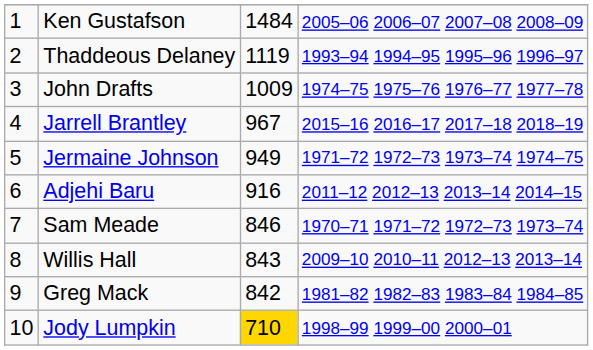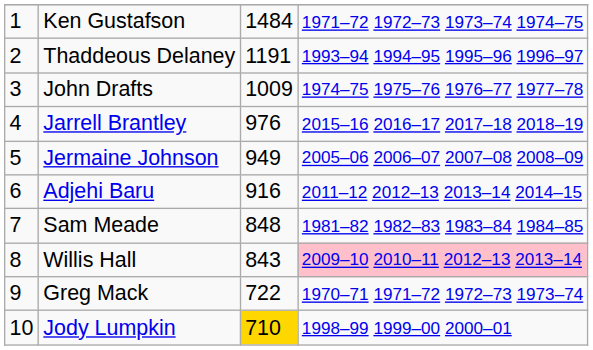(443, 22) 2005–06 2006–07 2007–08 2008–09 -> (443, 22) 1971–72 1972–73 1973–74 1974–75
(267, 55) 1119 -> (268, 55) 1191
(263, 123) 967 -> (263, 123) 976
(443, 158) 1971–72 1972–73 1973–74 1974–75 -> (443, 158) 2005–06 2006–07 2007–08 2008–09
(263, 225) 846 -> (263, 225) 848
(443, 226) 1970–71 1971–72 1972–73 1973–74 -> (443, 226) 1981–82 1982–83 1983–84 1984–85
(442, 260) no background -> (442, 260) pink background
(263, 293) 842 -> (263, 293) 722
(443, 294) 1981–82 1982–83 1983–84 1984–85 -> (443, 294) 1970–71 1971–72 1972–73 1973–74
